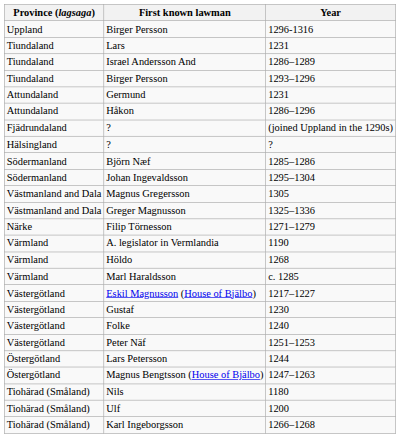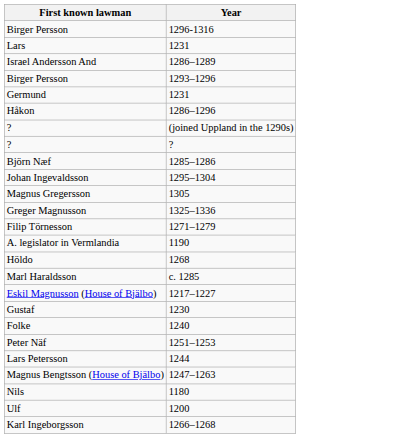- column: (54, 12)
